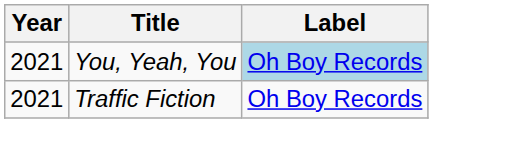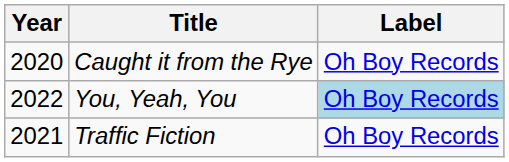+ row: (194, 61)
(37, 61) 2021 -> (37, 99) 2022
